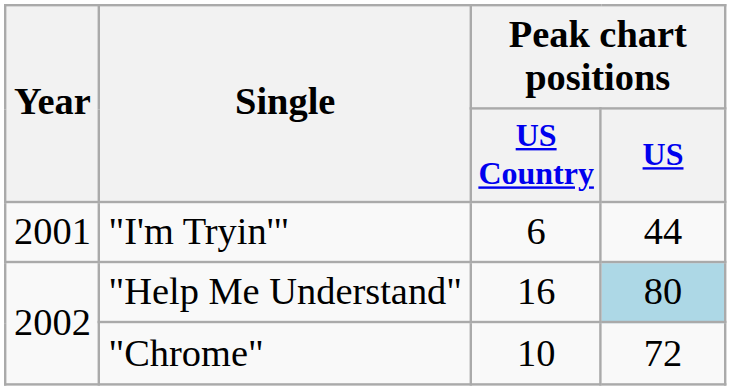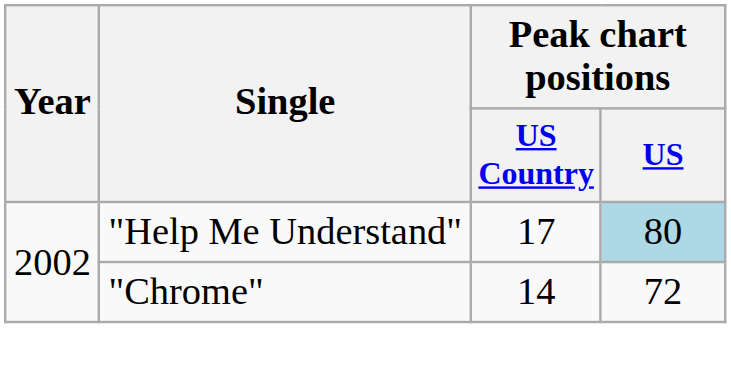- row: (199, 231)
(536, 291) 16 -> (536, 231) 17
(536, 352) 10 -> (536, 291) 14
